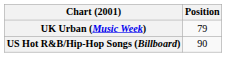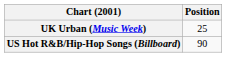(202, 28) 79 -> (202, 28) 25
